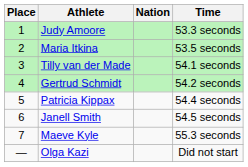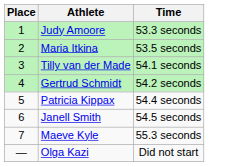- column: (153, 13)
